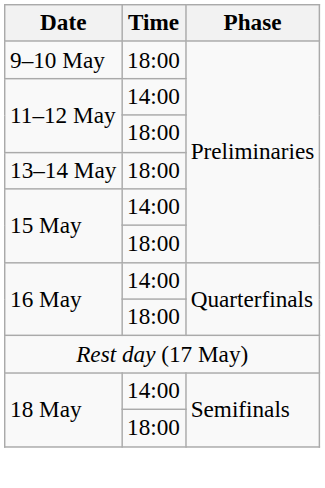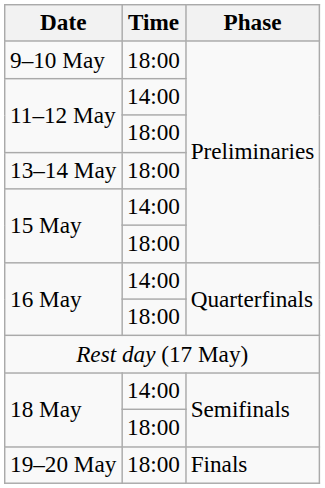+ row: (63, 464)
